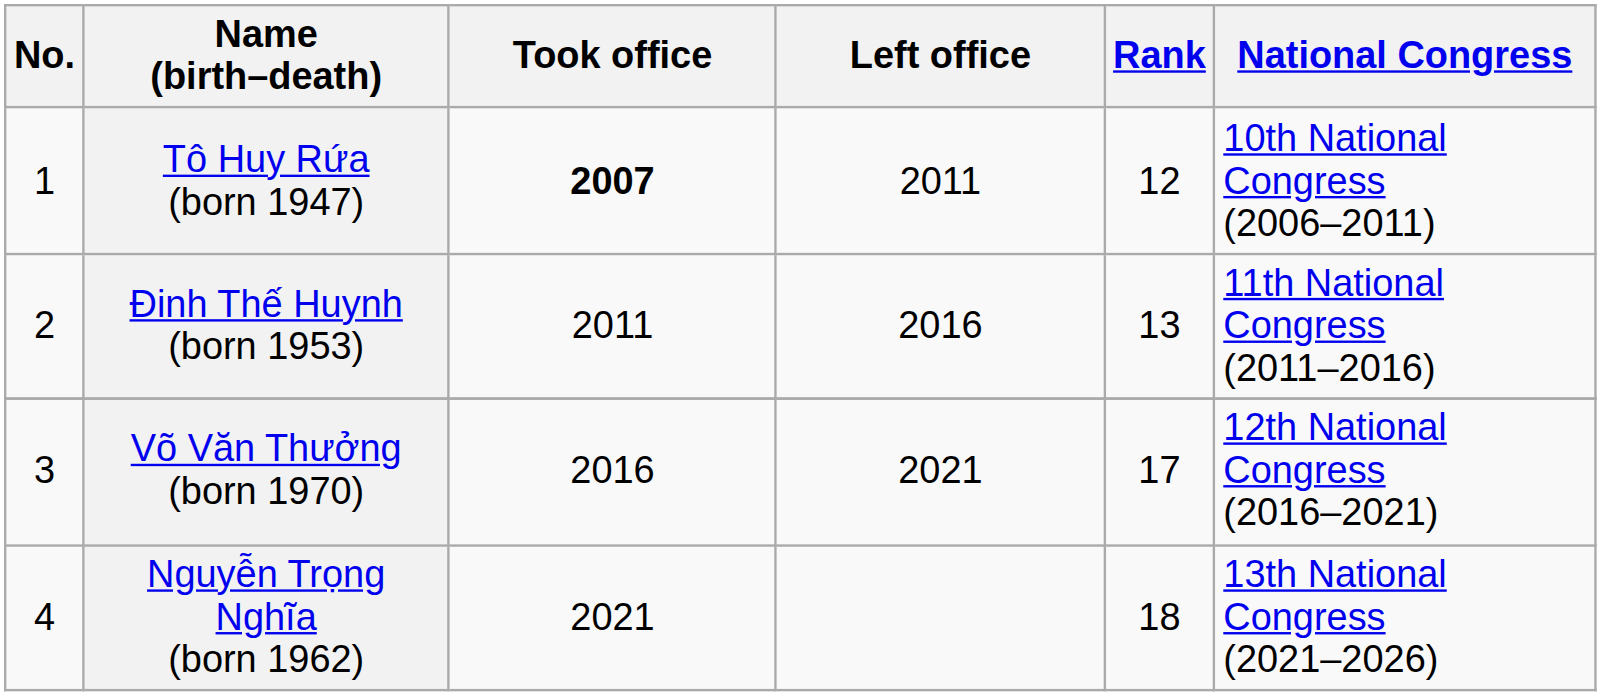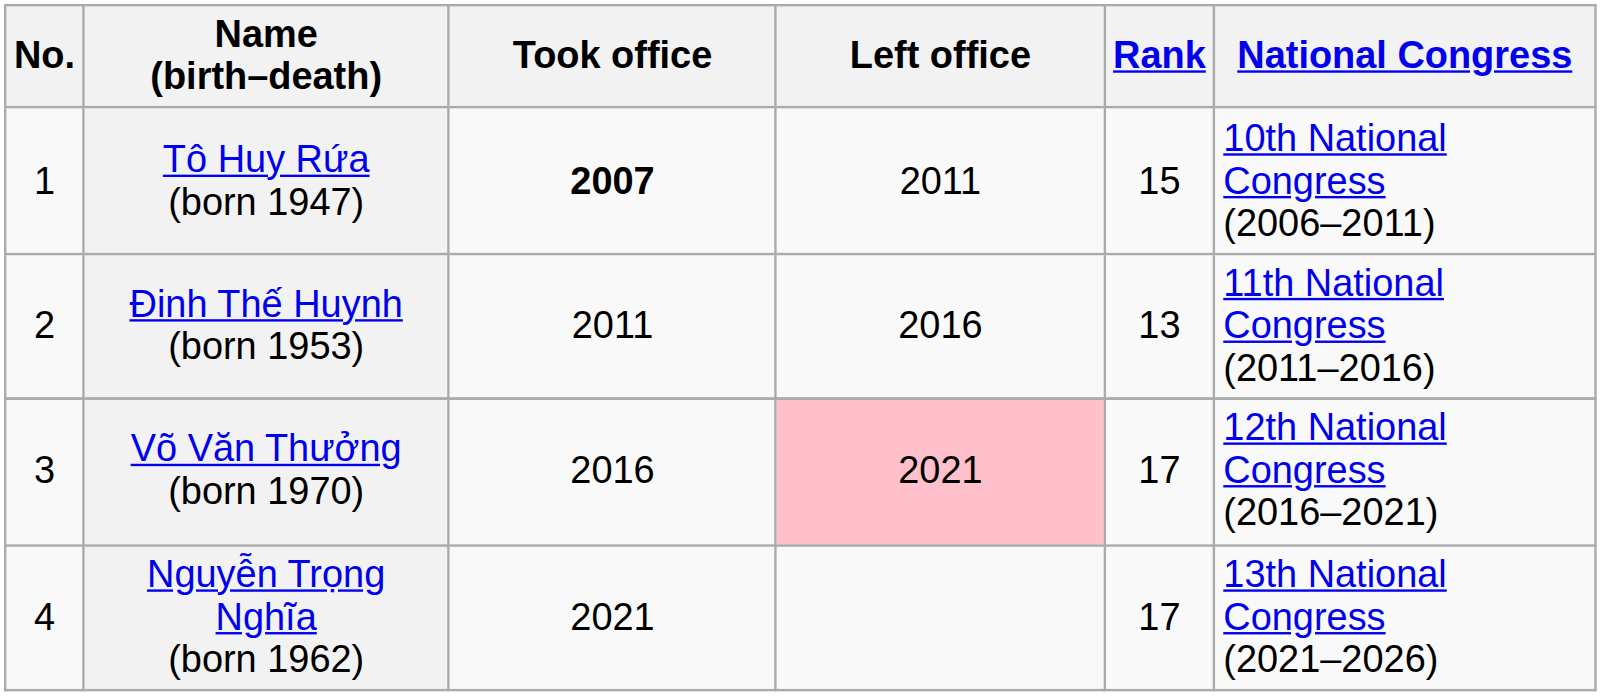(1159, 180) 12 -> (1159, 180) 15
(940, 470) no background -> (940, 470) pink background
(1159, 616) 18 -> (1159, 616) 17
